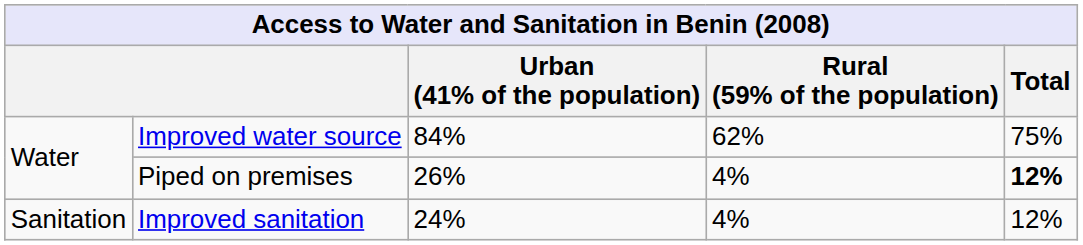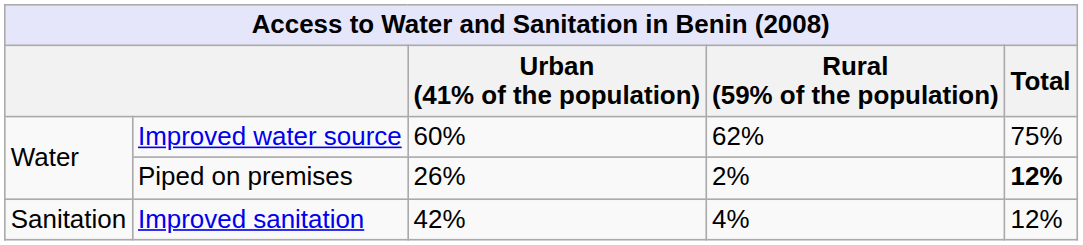(440, 136) 84% -> (440, 136) 60%
(731, 177) 4% -> (731, 177) 2%
(440, 218) 24% -> (440, 218) 42%
